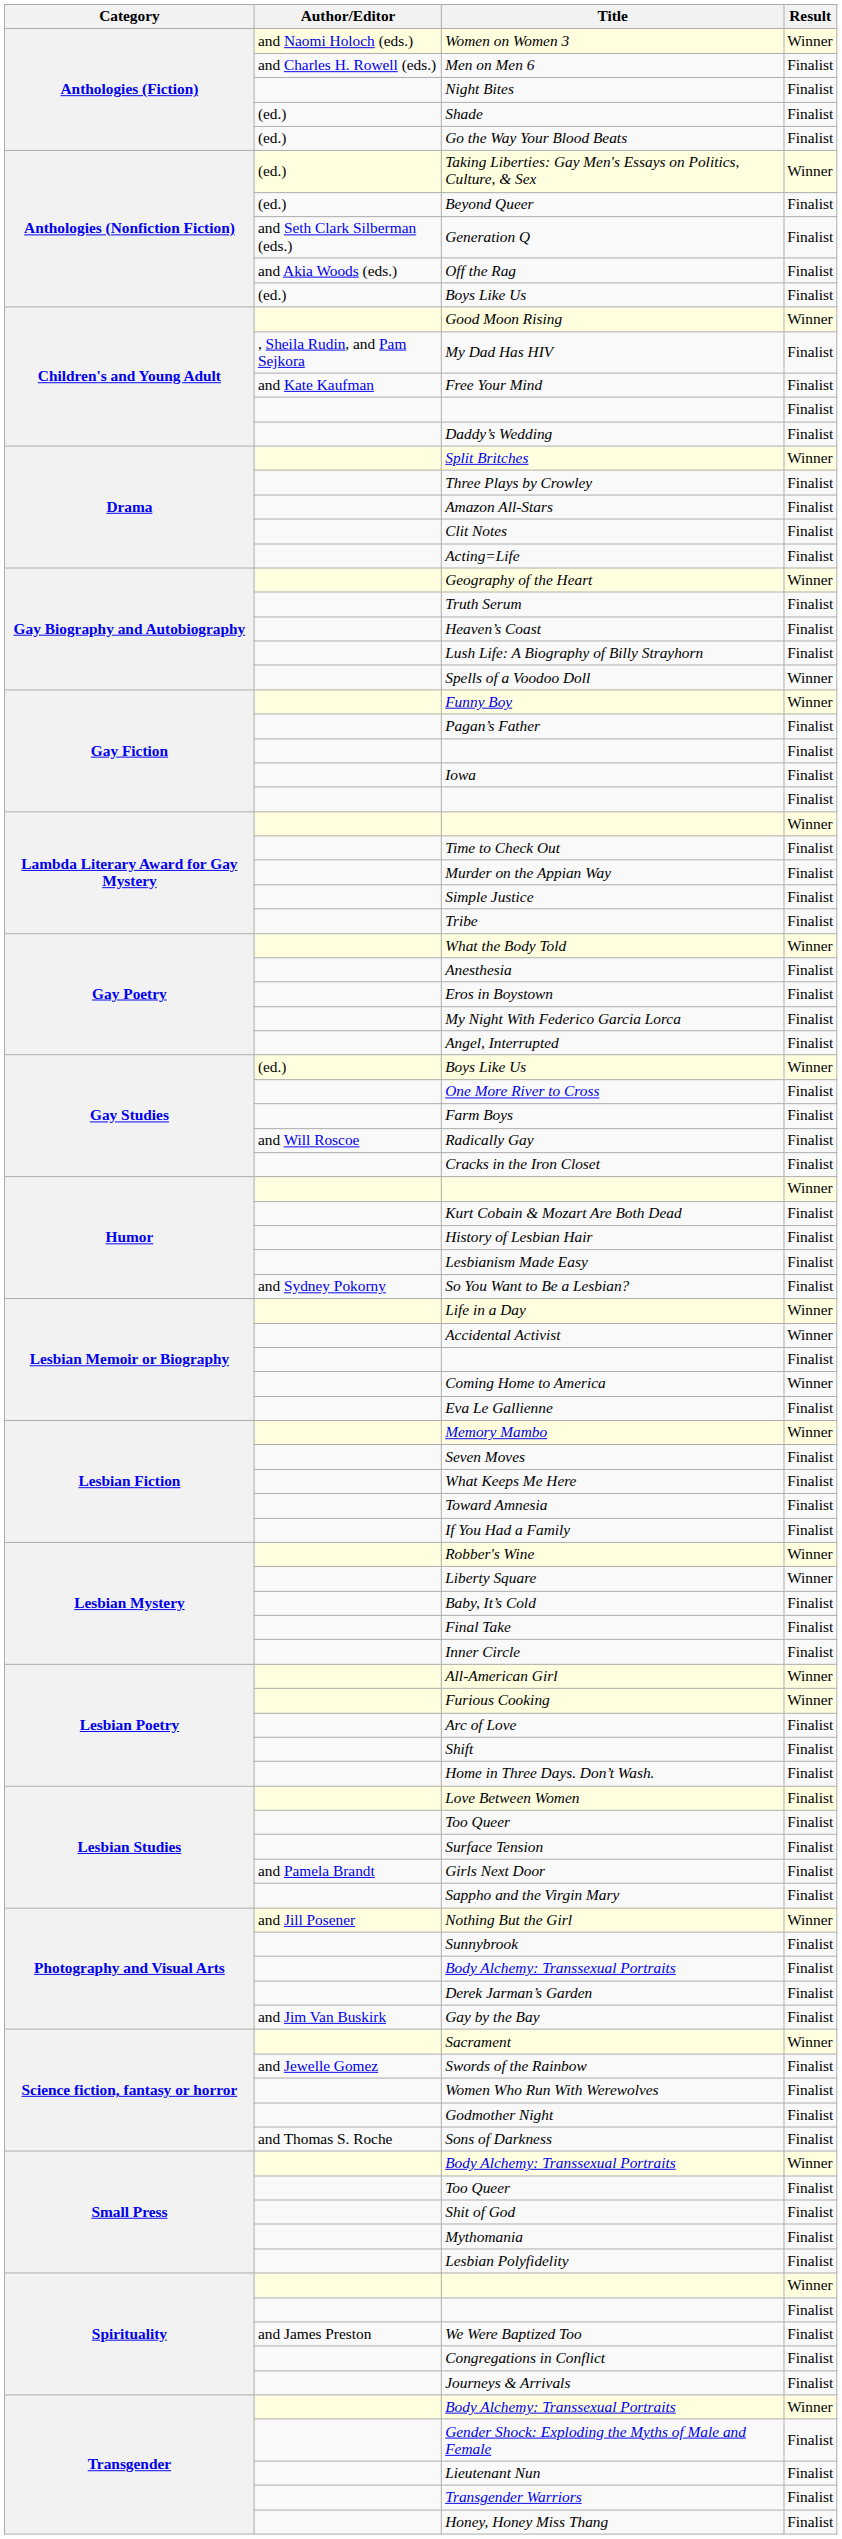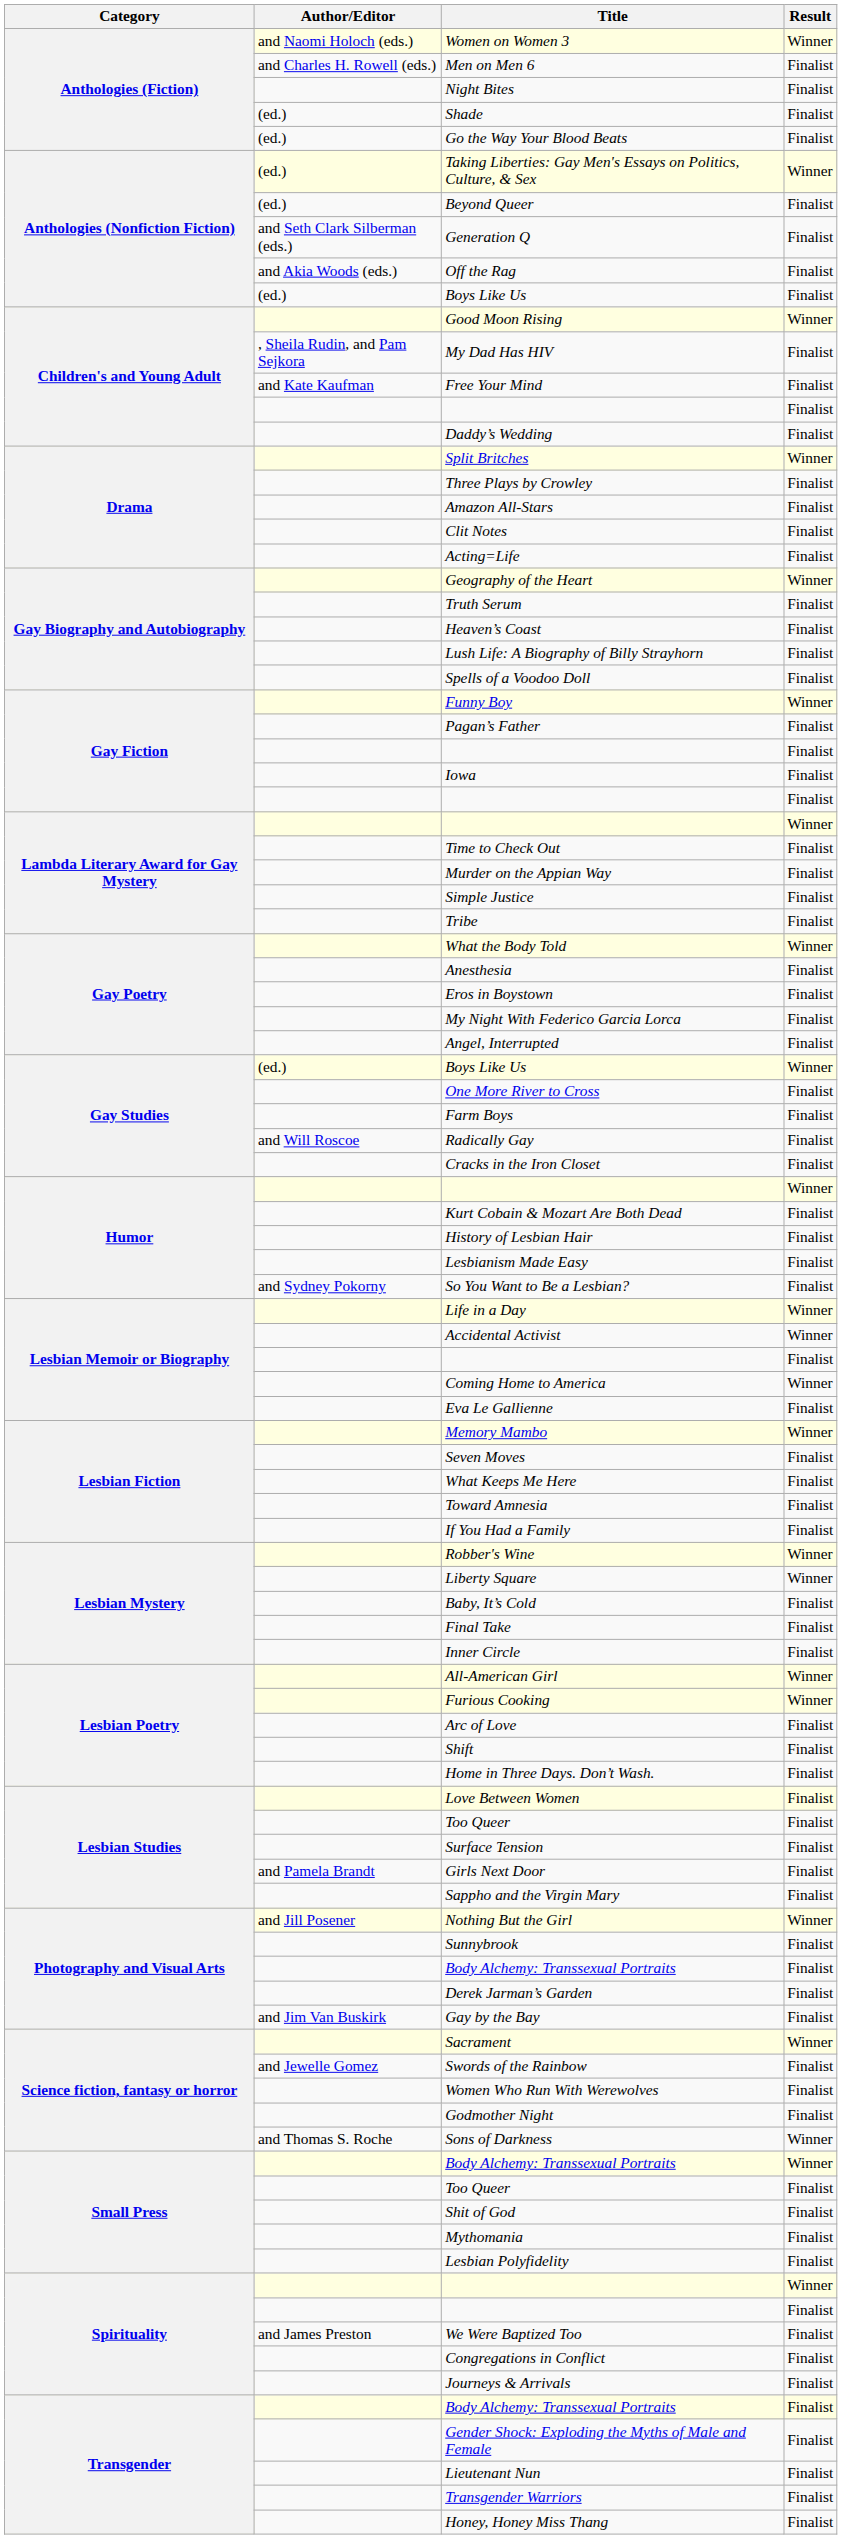(810, 677) Winner -> (810, 677) Finalist
(810, 2139) Finalist -> (810, 2139) Winner
(810, 2407) Winner -> (810, 2407) Finalist
